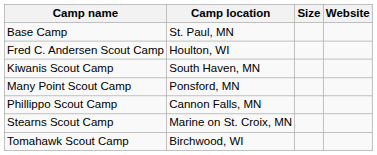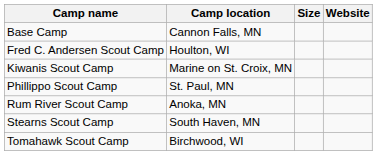(202, 31) St. Paul, MN -> (215, 31) Cannon Falls, MN
(215, 68) South Haven, MN -> (231, 68) Marine on St. Croix, MN
- row: (69, 86)
(215, 104) Cannon Falls, MN -> (202, 86) St. Paul, MN
+ row: (68, 104)
(231, 123) Marine on St. Croix, MN -> (215, 123) South Haven, MN
